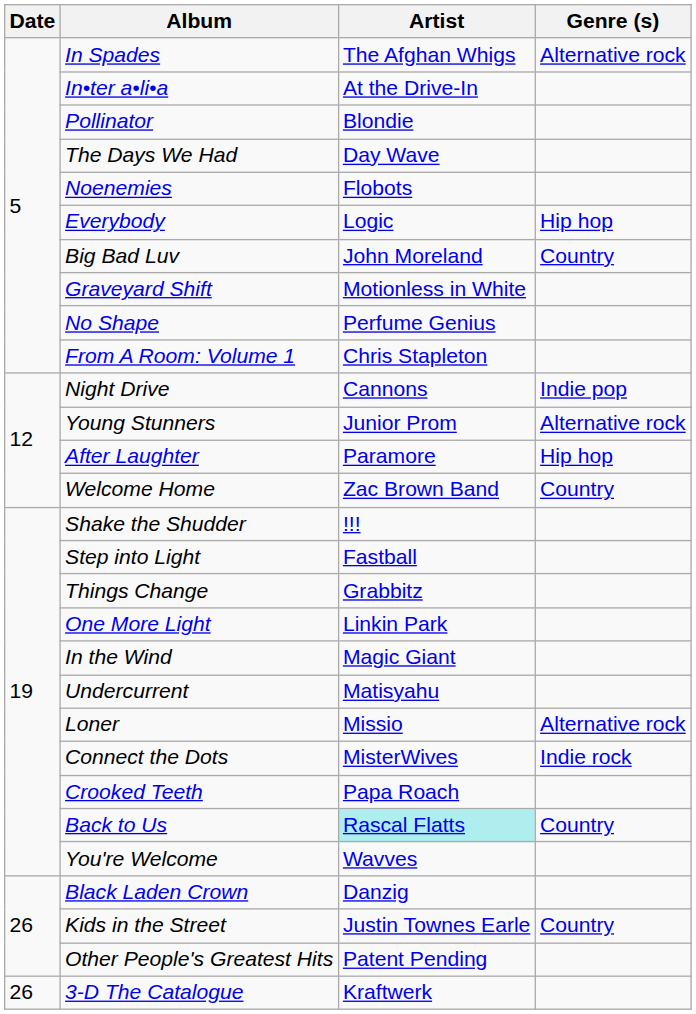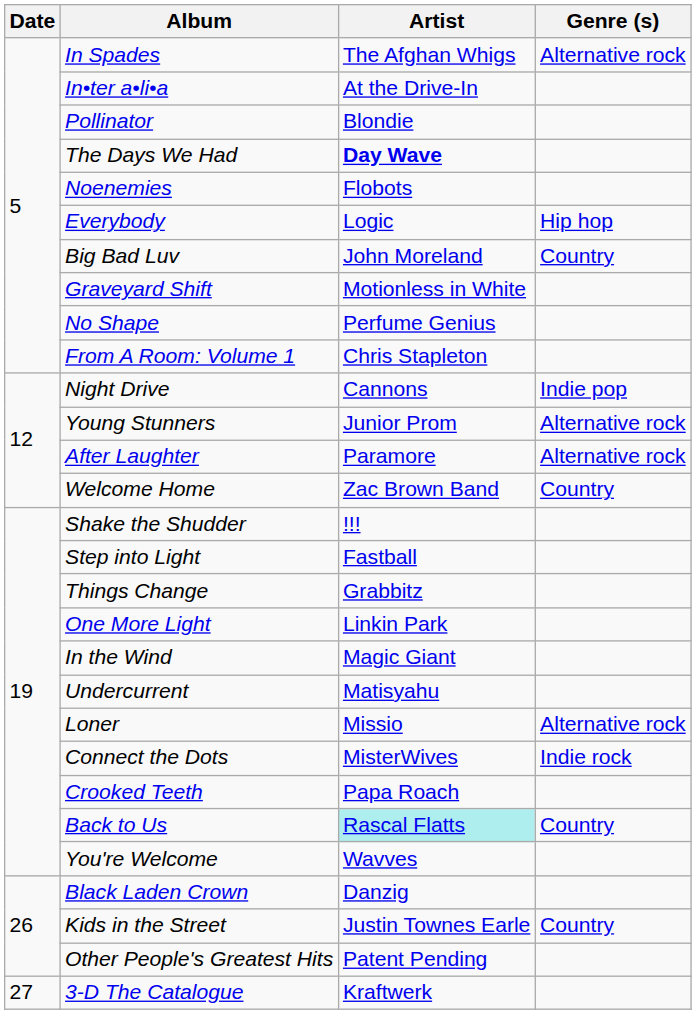(391, 155) normal -> (392, 155) bold
(577, 456) Hip hop -> (613, 456) Alternative rock
(21, 992) 26 -> (21, 992) 27
